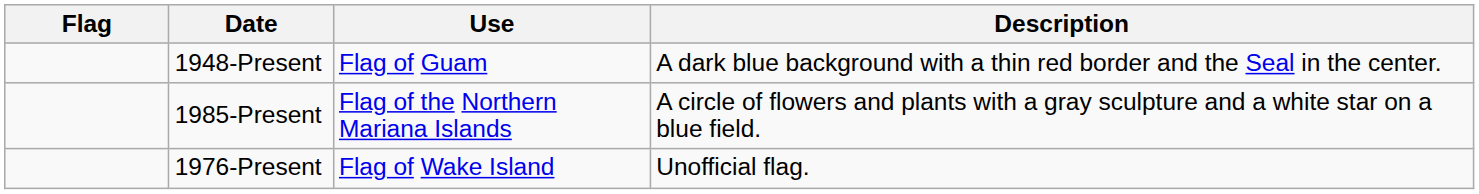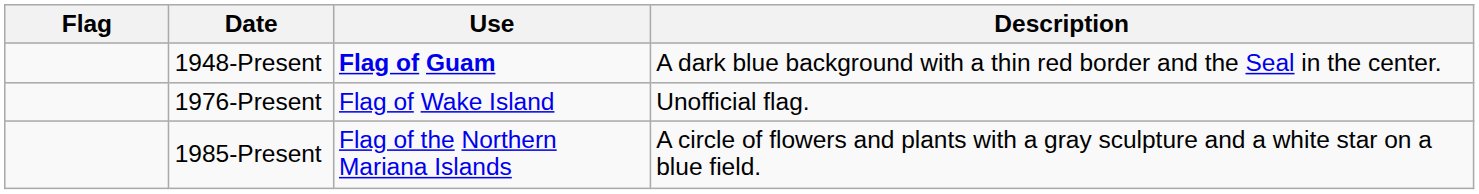(413, 62) normal -> (417, 62) bold
rows swapped: (248, 115) <-> (248, 167)
